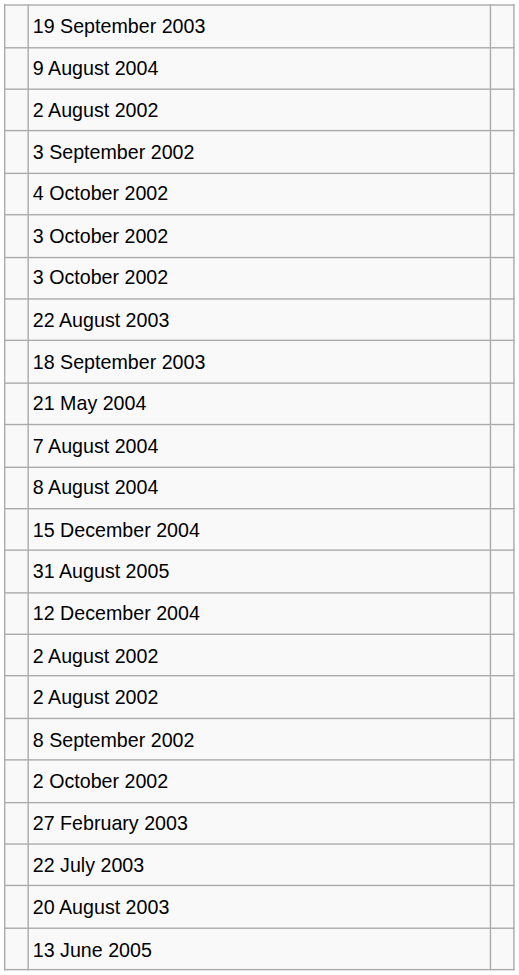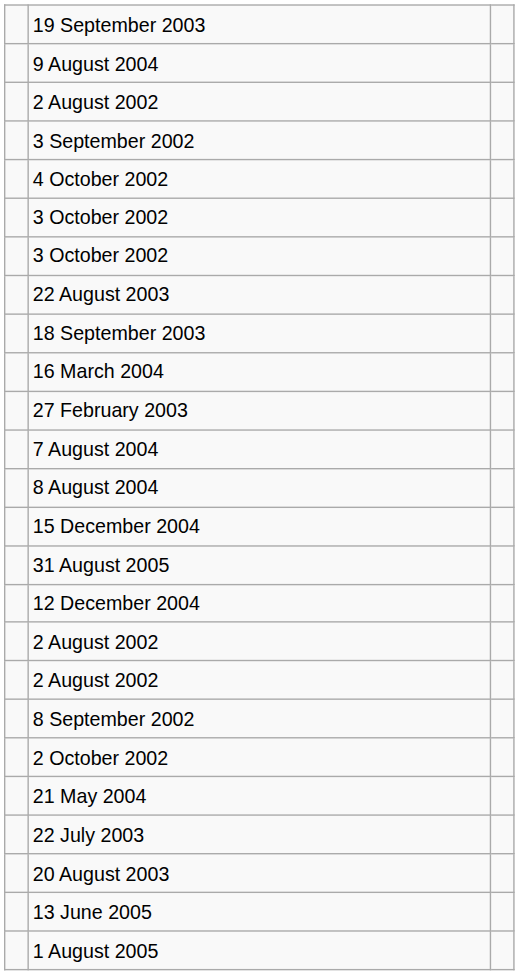+ row: (16, 372)
rows swapped: (16, 404) <-> (16, 823)
+ row: (16, 951)
